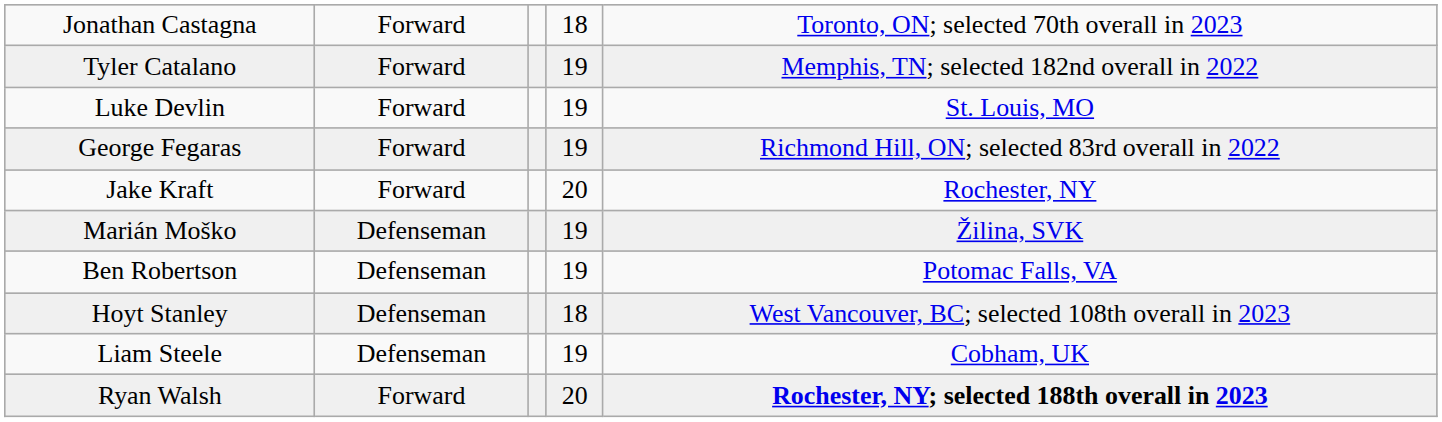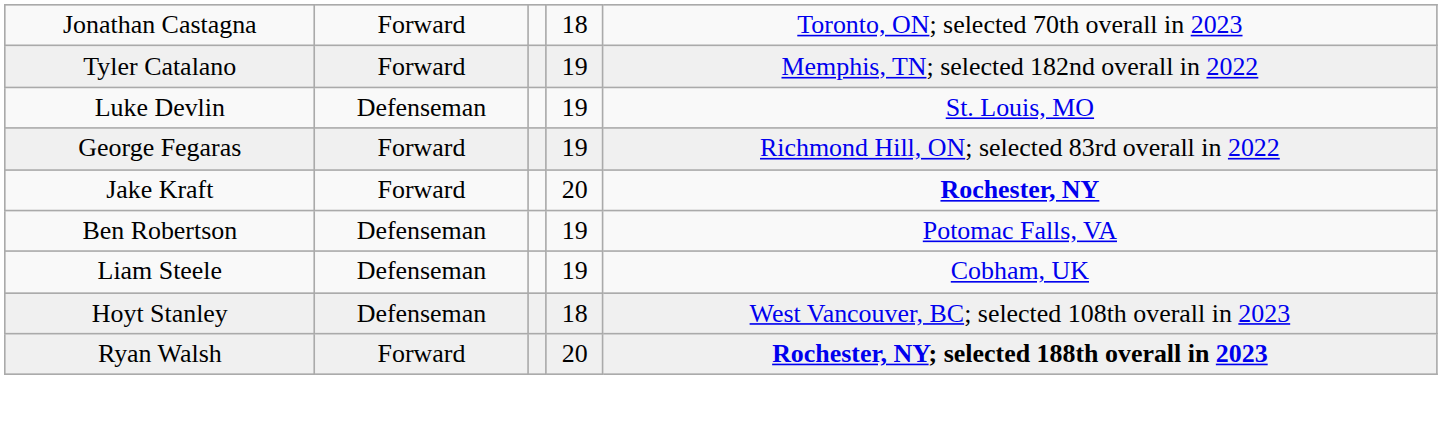(421, 107) Forward -> (421, 107) Defenseman
(1020, 189) normal -> (1020, 189) bold
- row: (160, 230)
rows swapped: (160, 312) <-> (160, 353)
